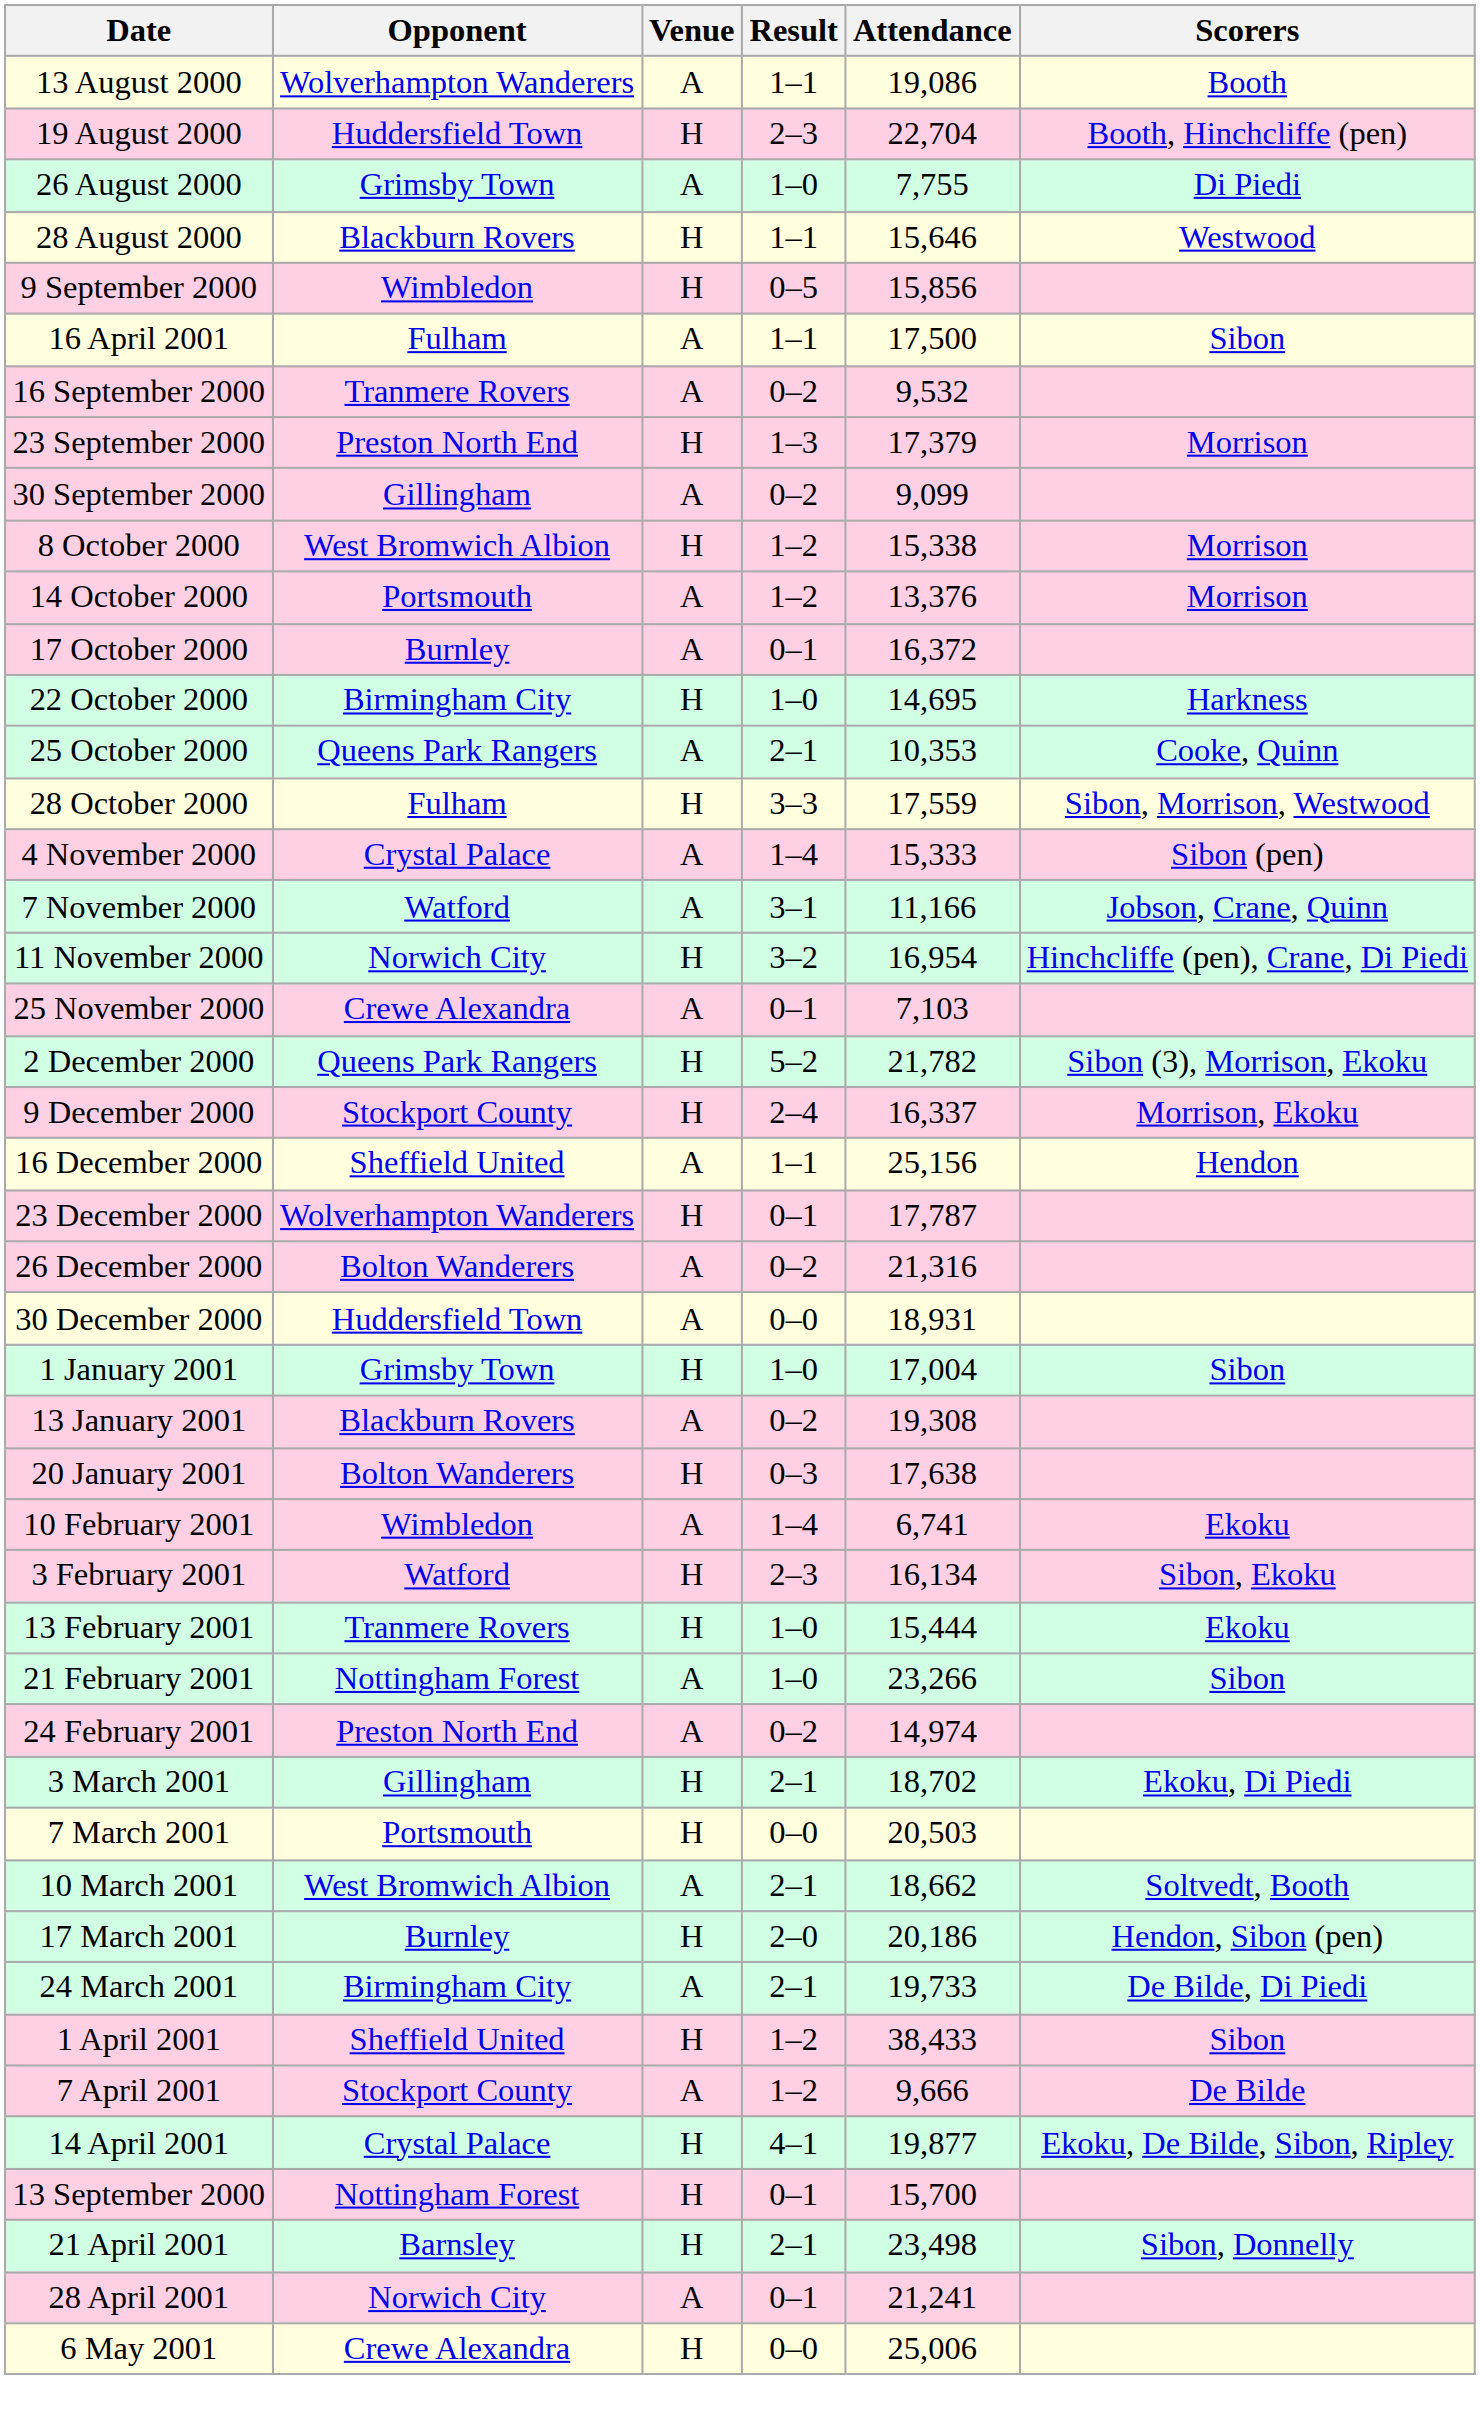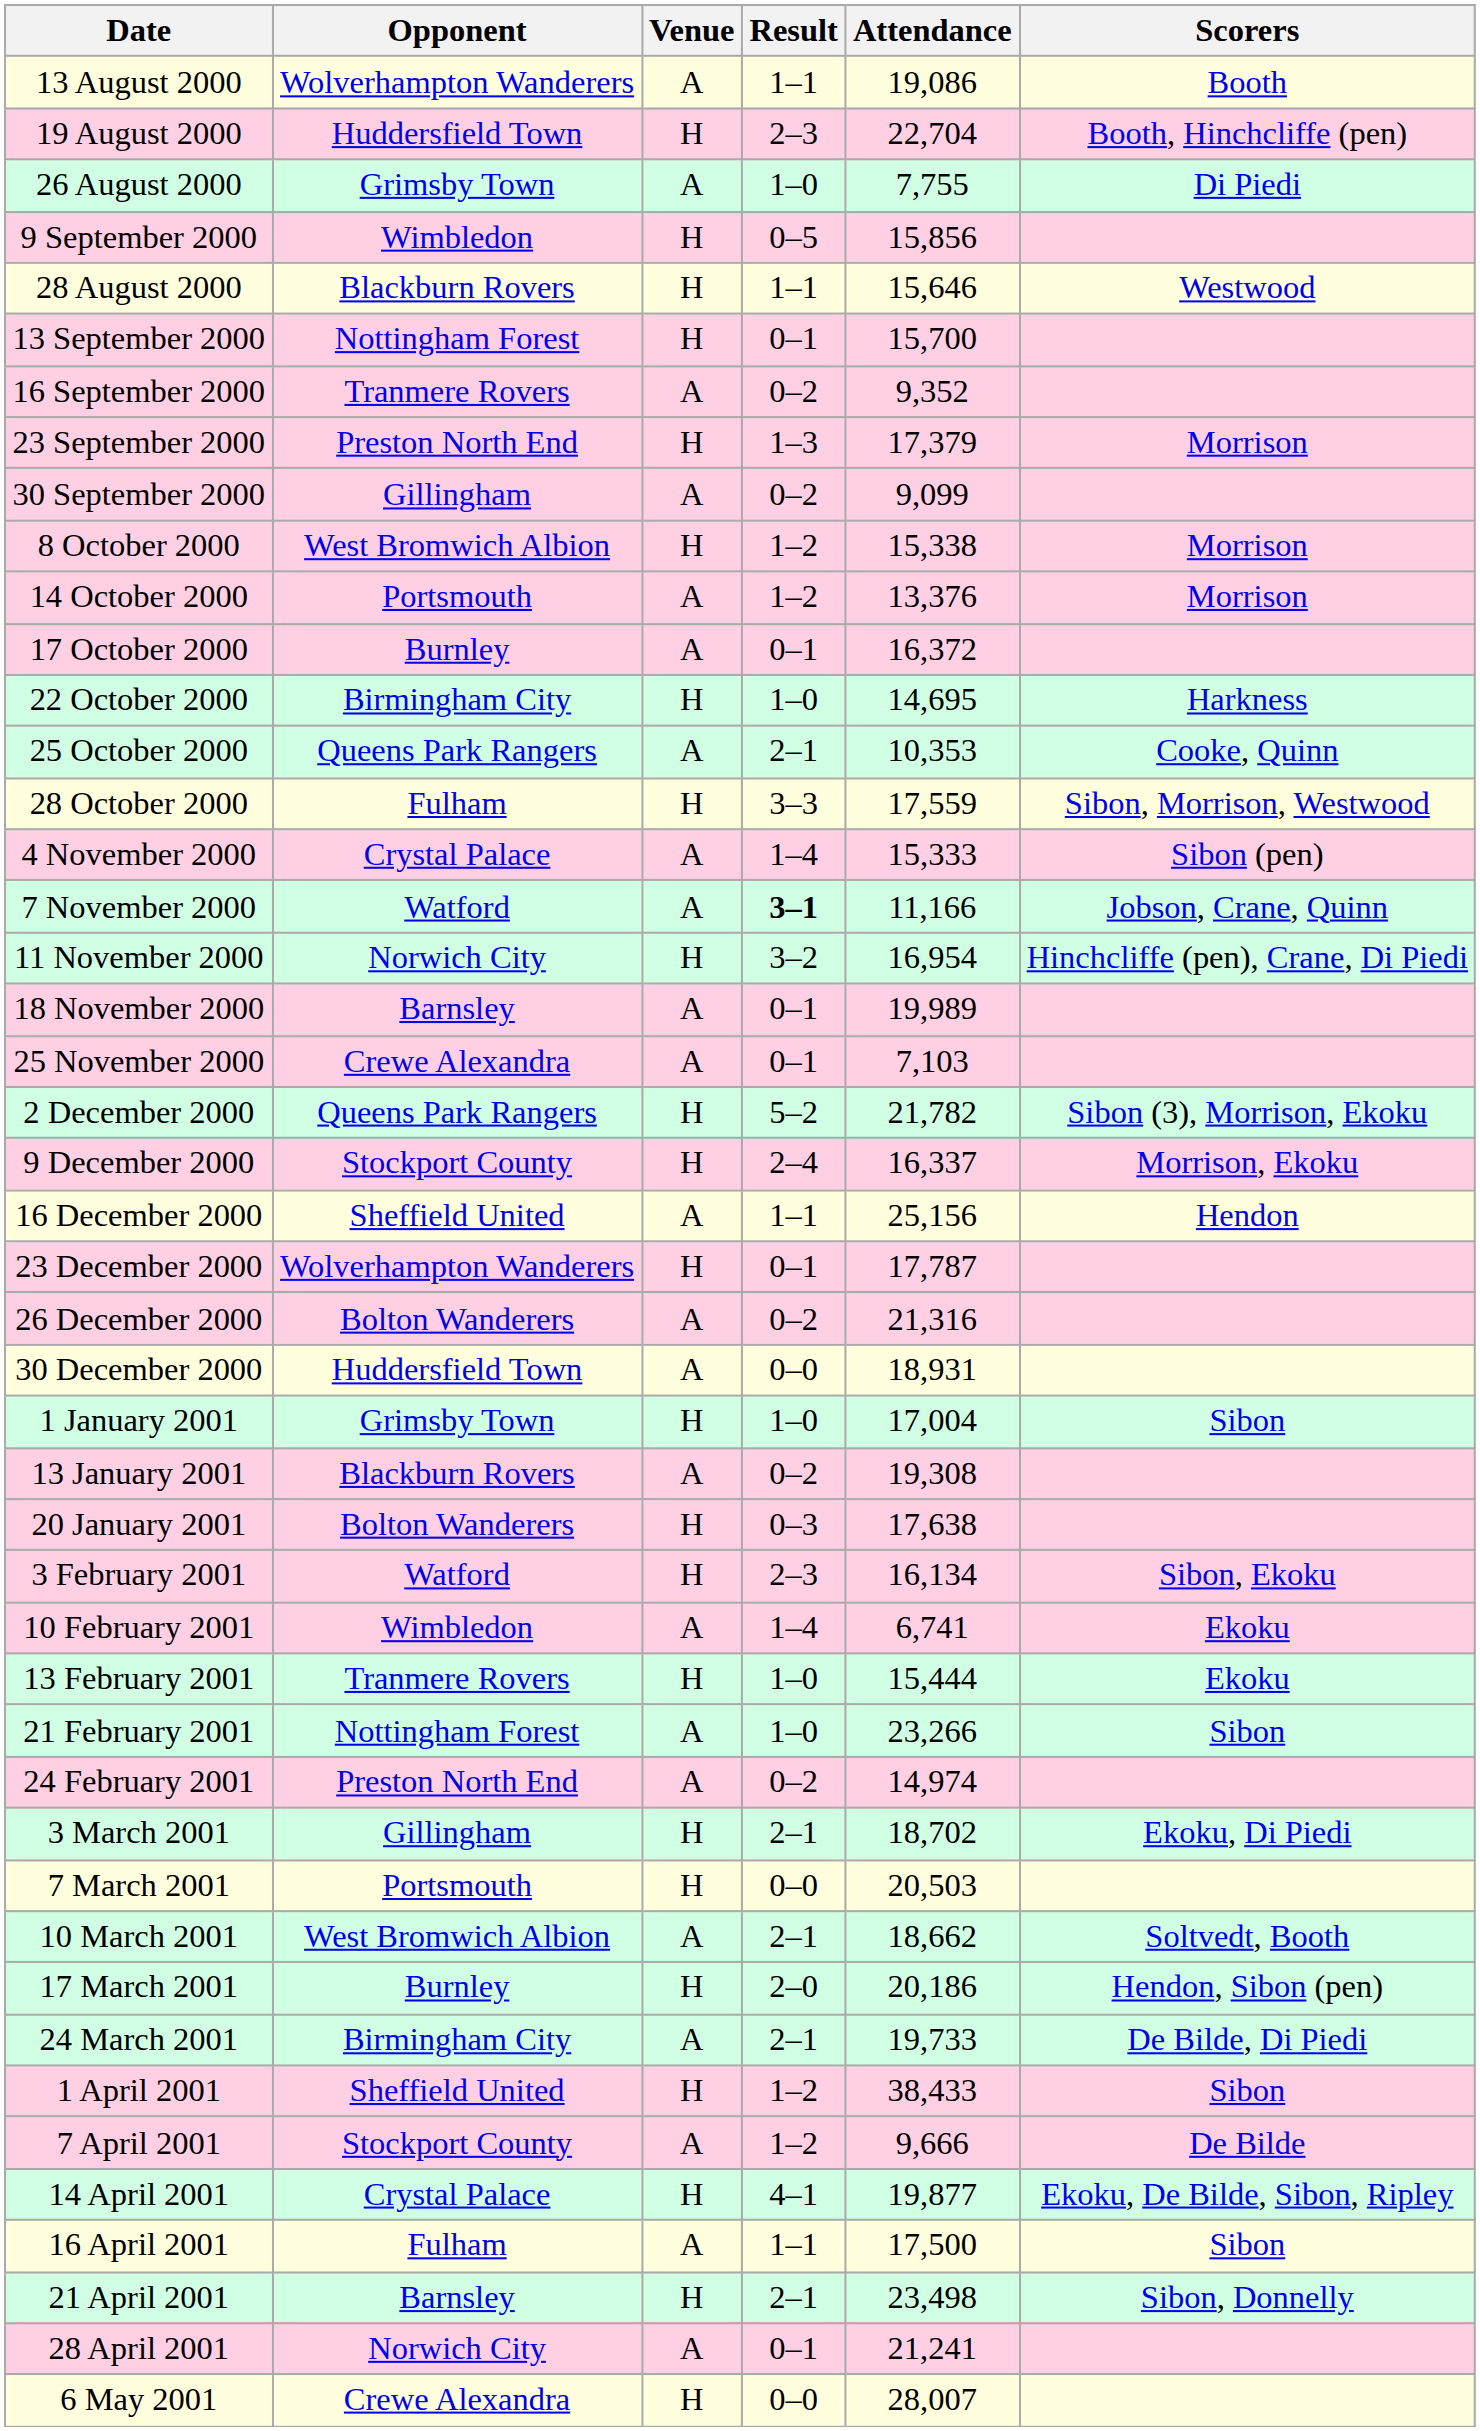rows swapped: (139, 236) <-> (139, 287)
rows swapped: (139, 2193) <-> (139, 339)
(932, 390) 9,532 -> (932, 390) 9,352
(794, 905) normal -> (794, 905) bold
+ row: (139, 1008)
rows swapped: (139, 1575) <-> (139, 1524)
(932, 2348) 25,006 -> (932, 2399) 28,007
